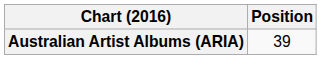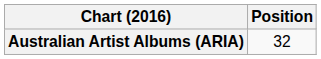(282, 41) 39 -> (282, 41) 32
